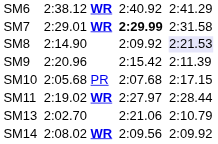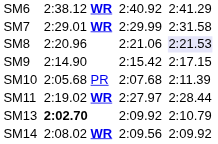(141, 26) bold -> (140, 26) normal
(65, 44) 2:14.90 -> (65, 44) 2:20.96
(140, 44) 2:09.92 -> (140, 44) 2:21.06
(65, 62) 2:20.96 -> (65, 62) 2:14.90
(190, 62) 2:11.39 -> (190, 62) 2:17.15
(191, 80) 2:17.15 -> (190, 80) 2:11.39
(65, 115) normal -> (66, 115) bold
(140, 115) 2:21.06 -> (140, 115) 2:09.92
